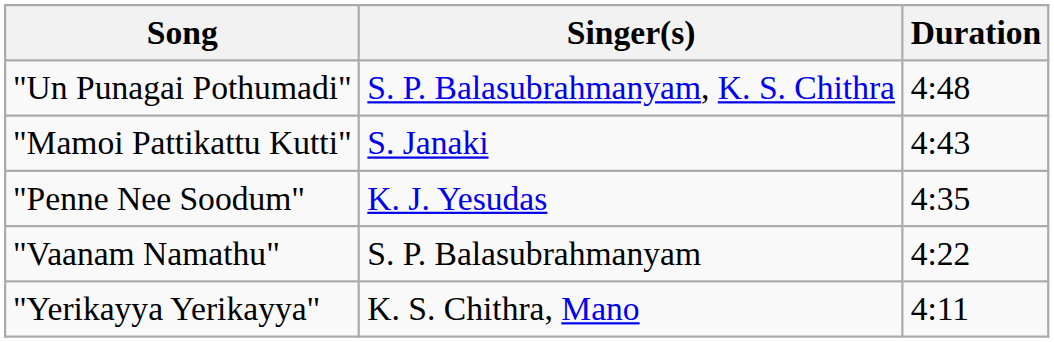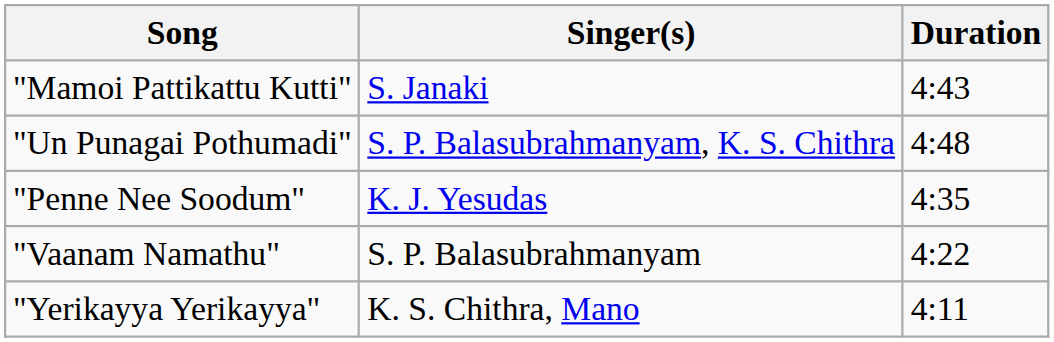rows swapped: (182, 87) <-> (182, 143)
